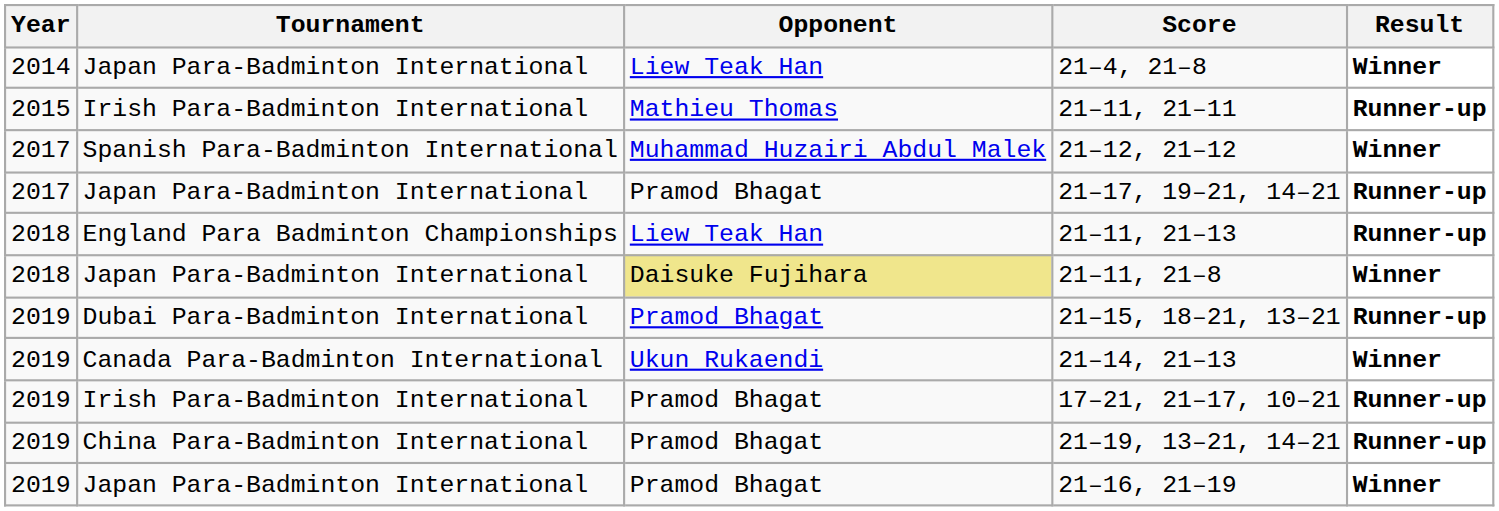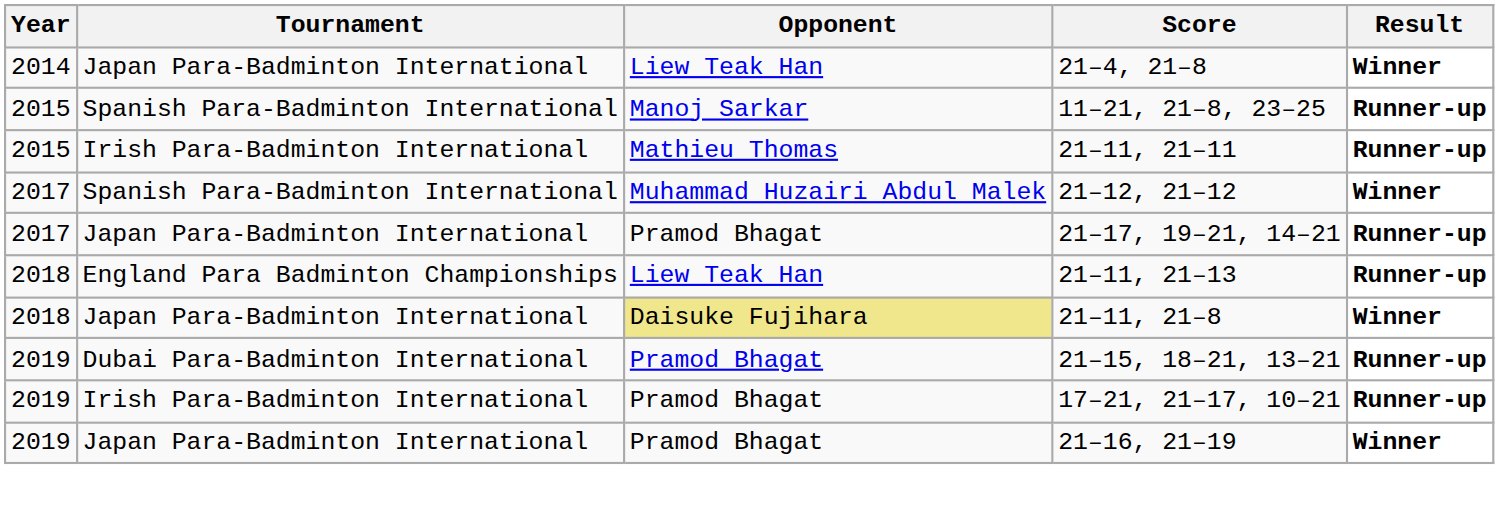+ row: (1192, 109)
- row: (1147, 359)
- row: (1199, 442)
